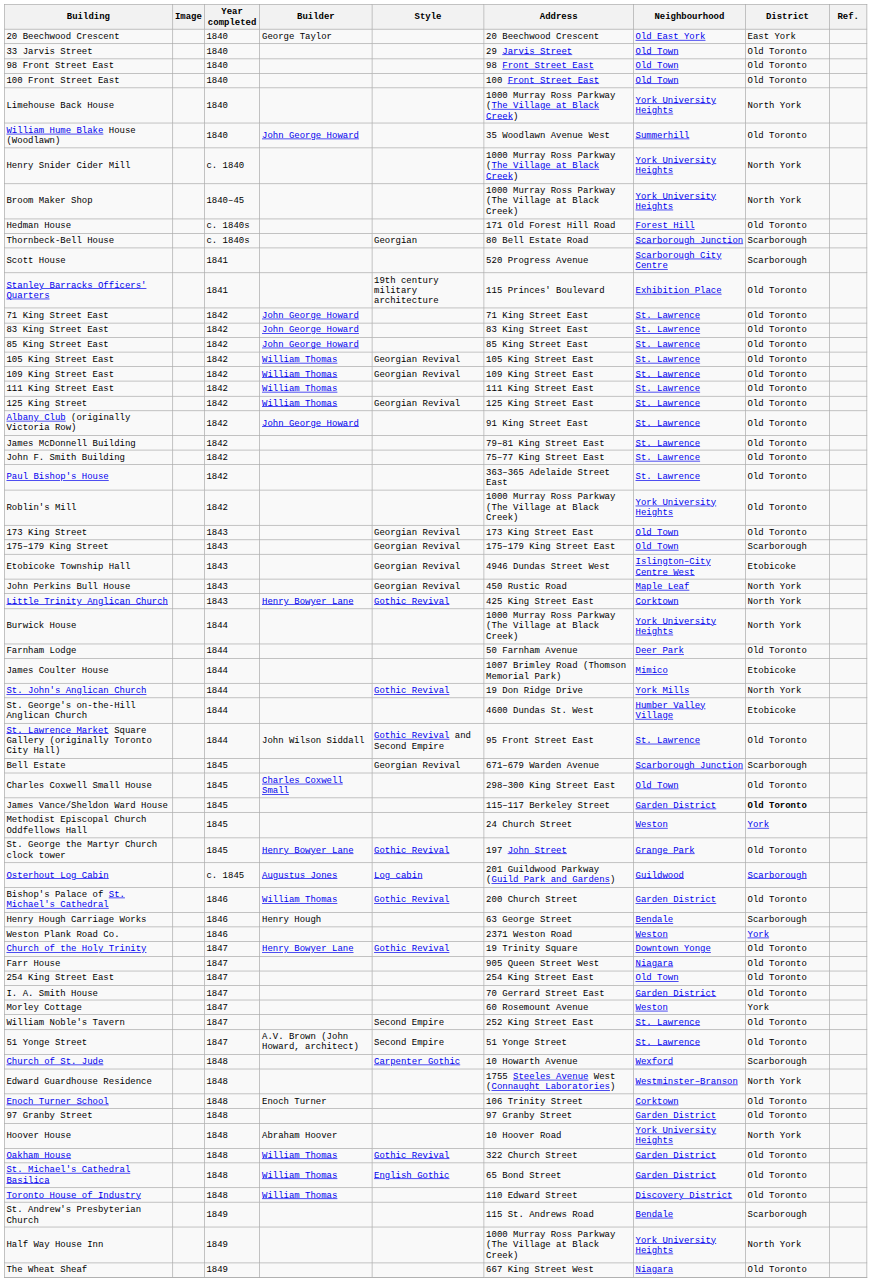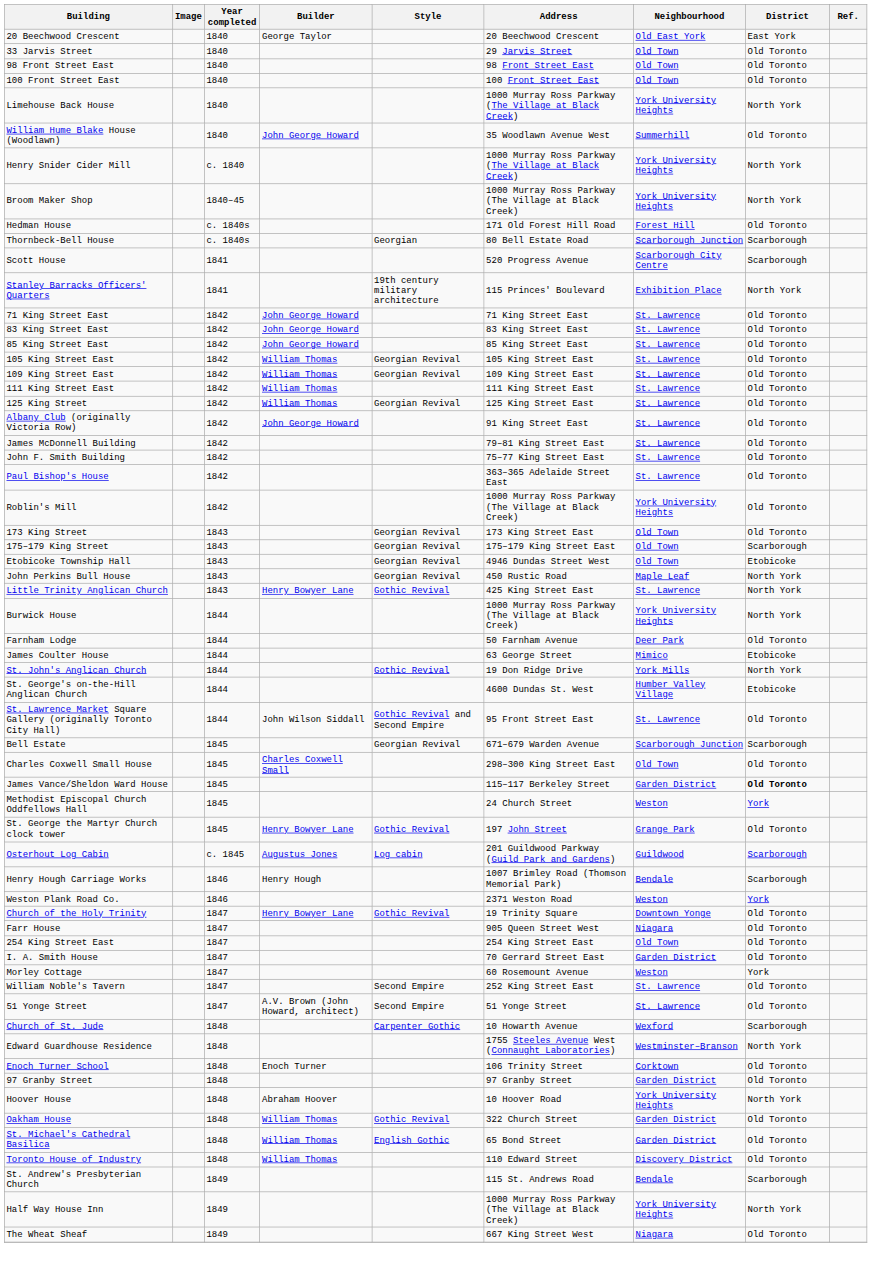(777, 291) Old Toronto -> (774, 291) North York
(673, 567) Islington–City Centre West -> (657, 562) Old Town
(657, 601) Corktown -> (668, 591) St. Lawrence
(556, 671) 1007 Brimley Road (Thomson Memorial Park) -> (529, 655) 63 George Street
- row: (66, 900)
(529, 920) 63 George Street -> (556, 879) 1007 Brimley Road (Thomson Memorial Park)
